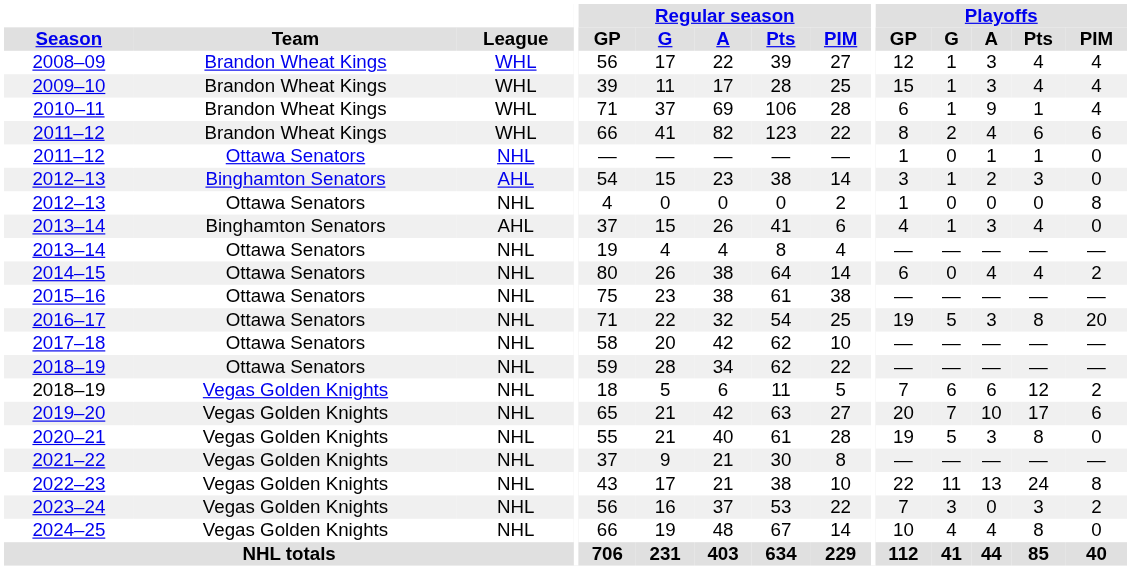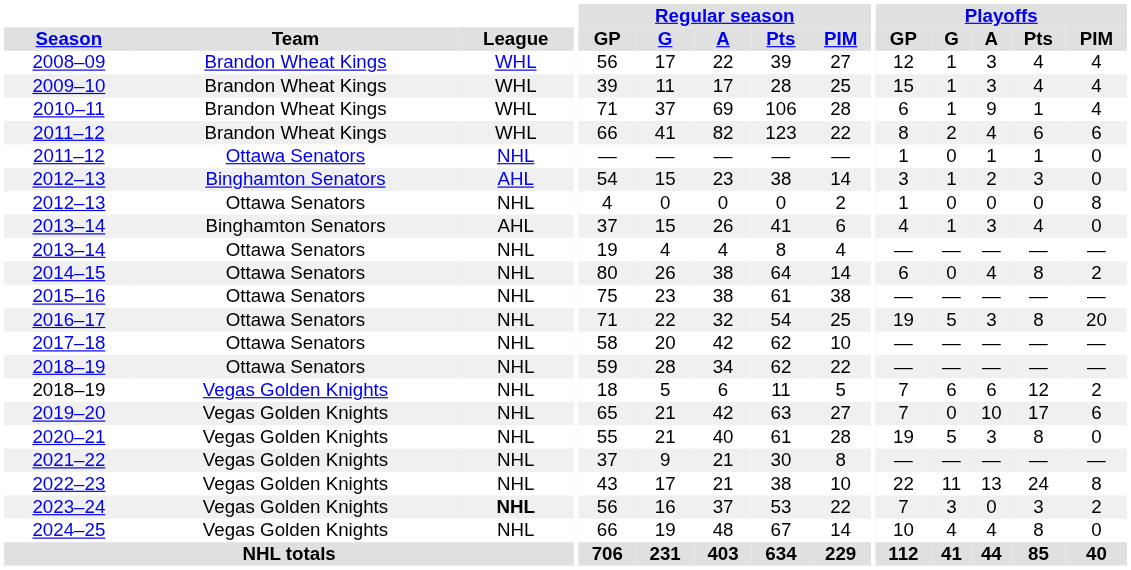(1038, 273) 4 -> (1038, 273) 8
(903, 413) 20 -> (903, 413) 7
(951, 413) 7 -> (951, 413) 0
(516, 507) normal -> (516, 507) bold
